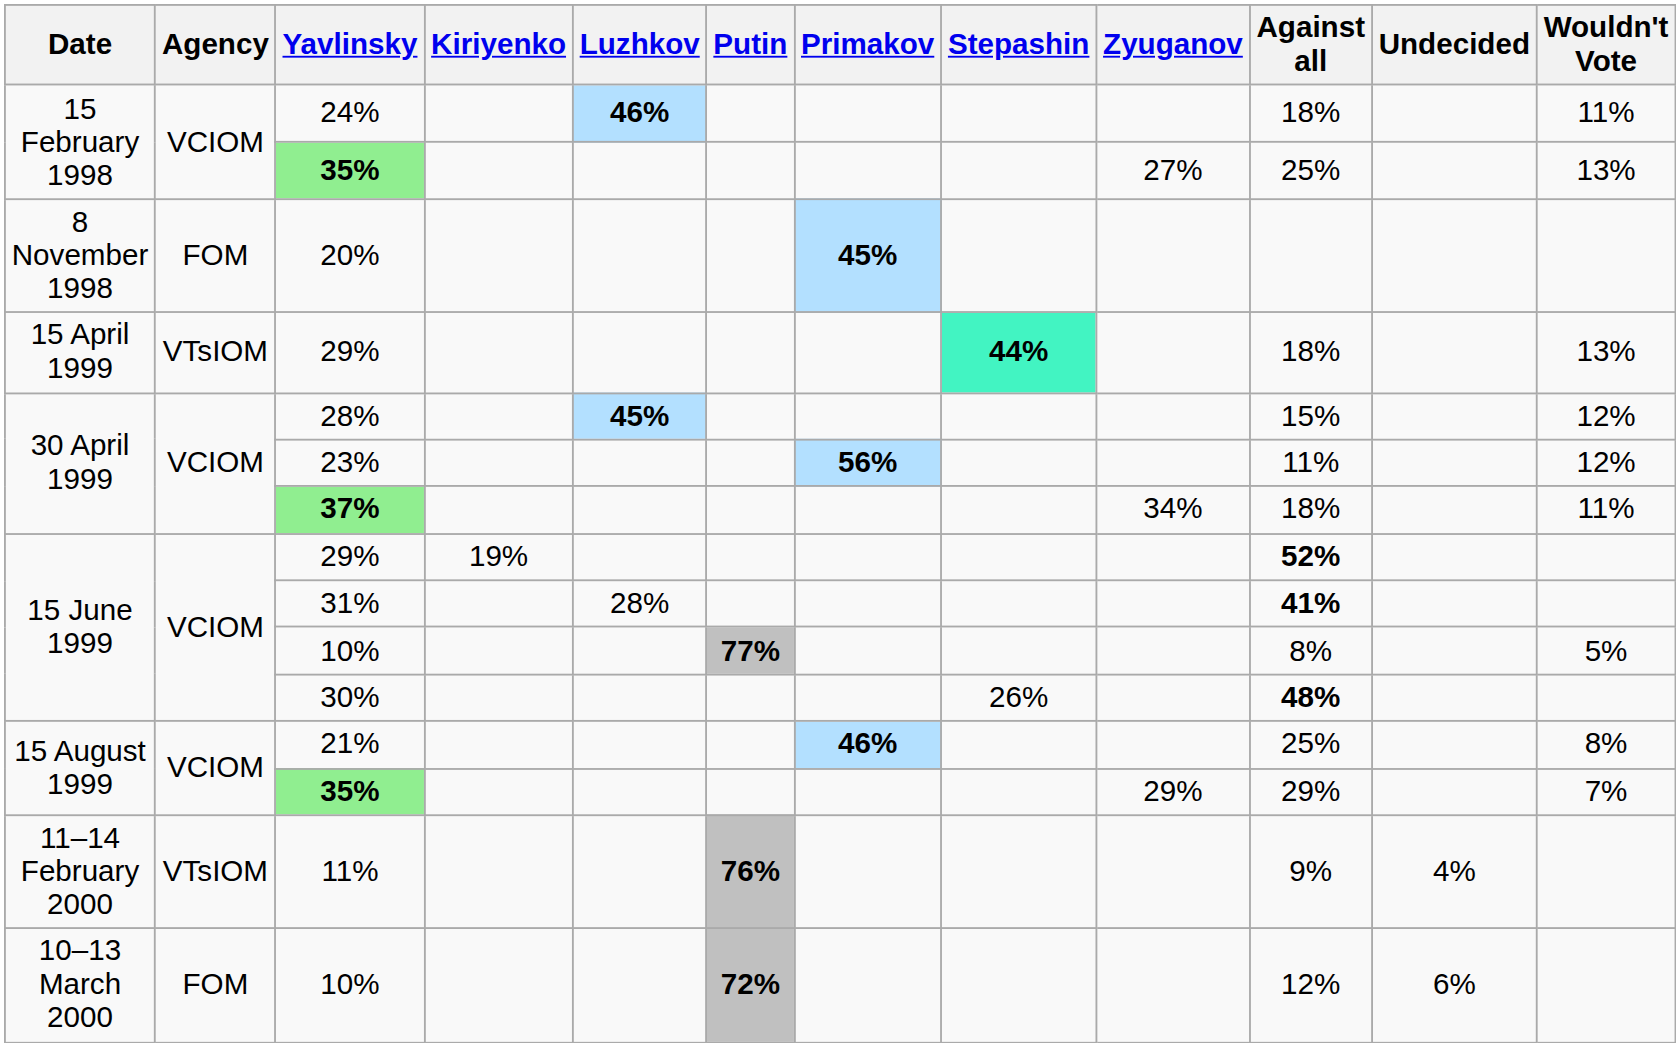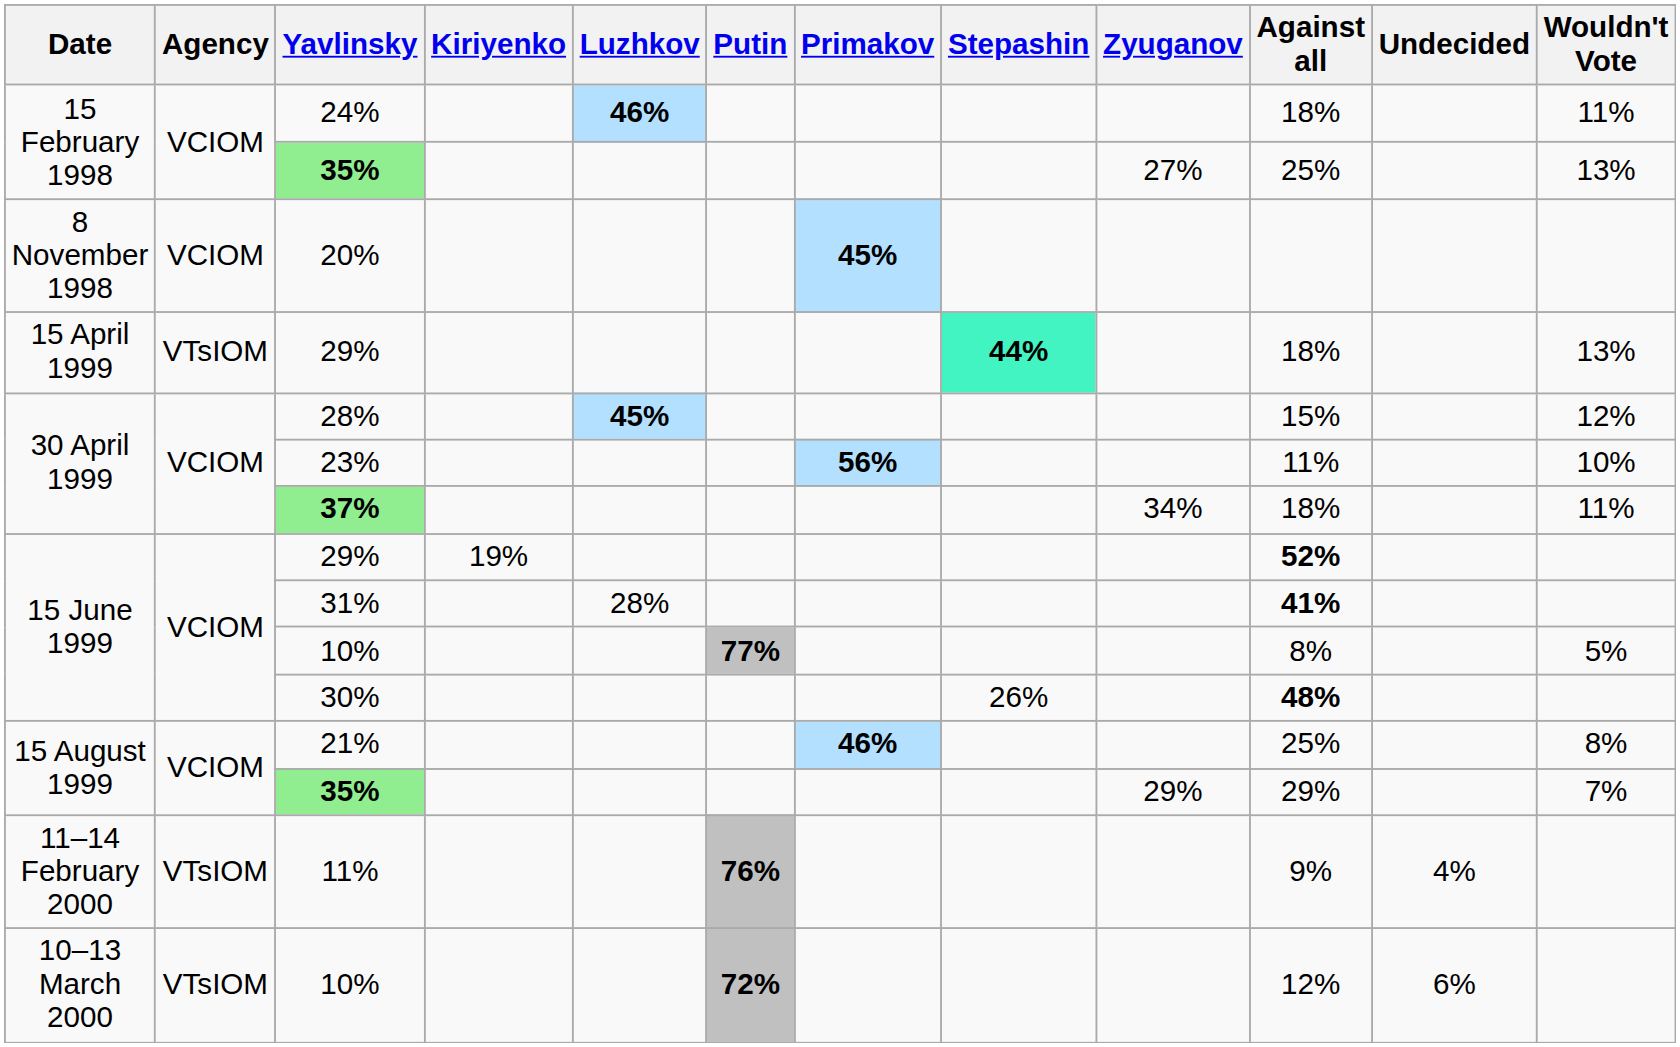(215, 255) FOM -> (215, 255) VCIOM
(1606, 462) 12% -> (1606, 462) 10%
(215, 984) FOM -> (215, 984) VTsIOM
